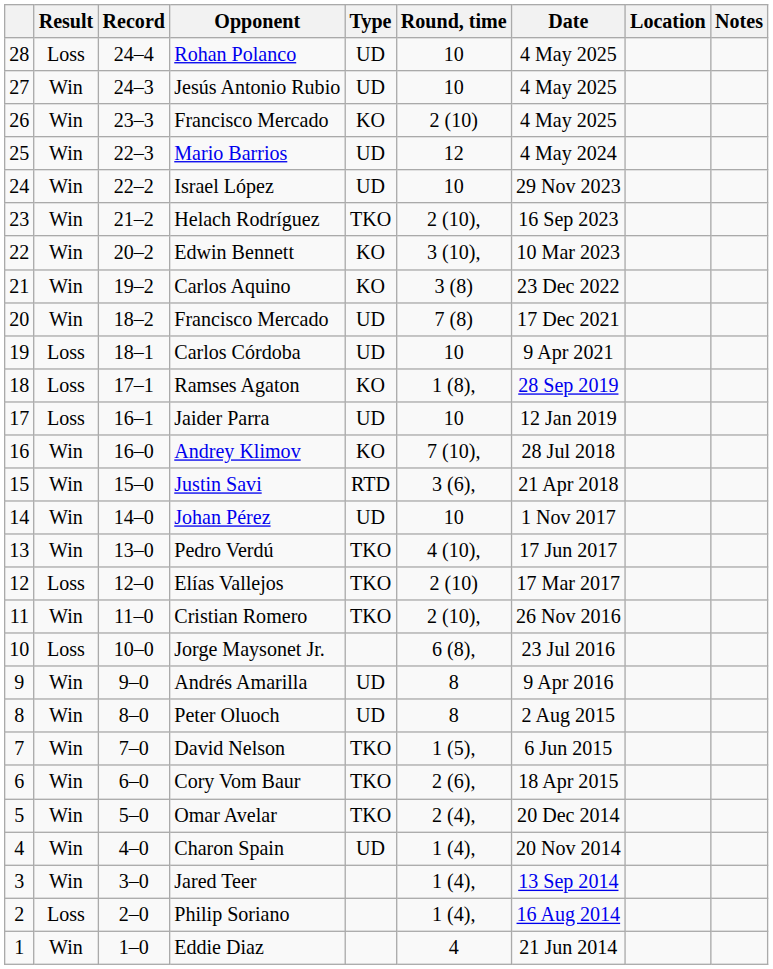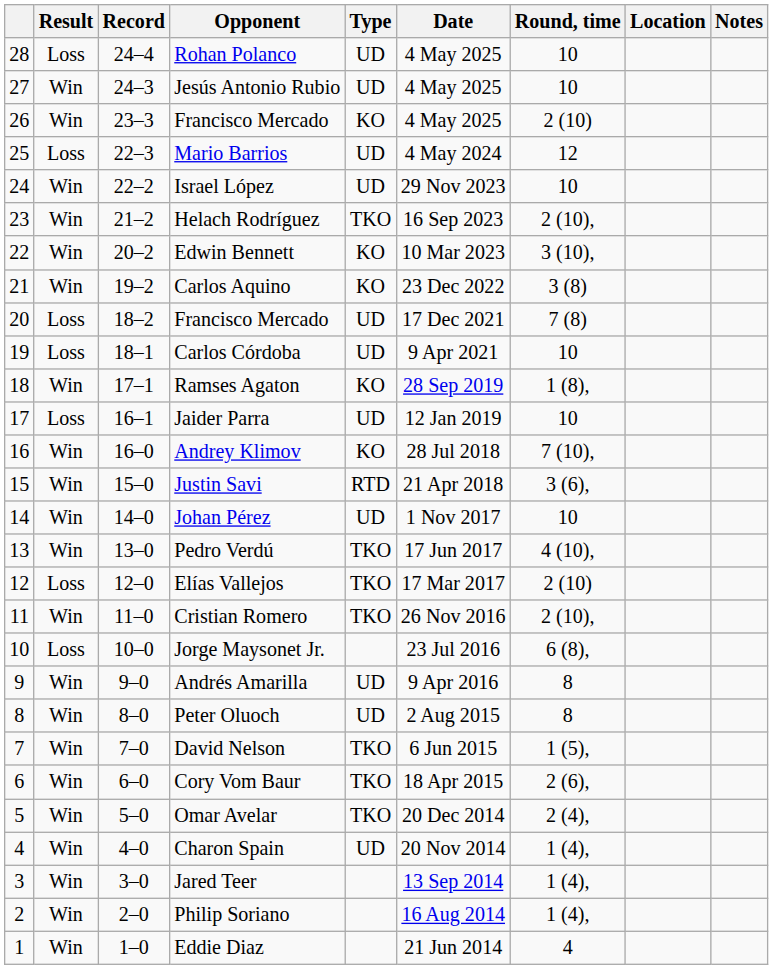columns swapped: (454, 21) <-> (568, 21)
(66, 153) Win -> (66, 153) Loss
(66, 318) Win -> (66, 318) Loss
(66, 385) Loss -> (66, 385) Win
(66, 914) Loss -> (66, 914) Win
